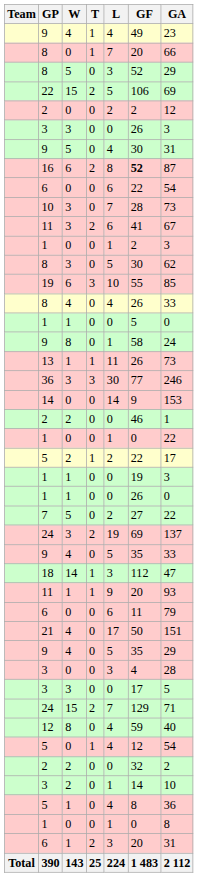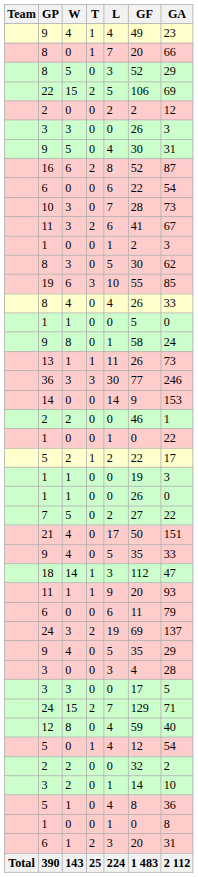(137, 168) bold -> (137, 168) normal
rows swapped: (47, 631) <-> (47, 534)
